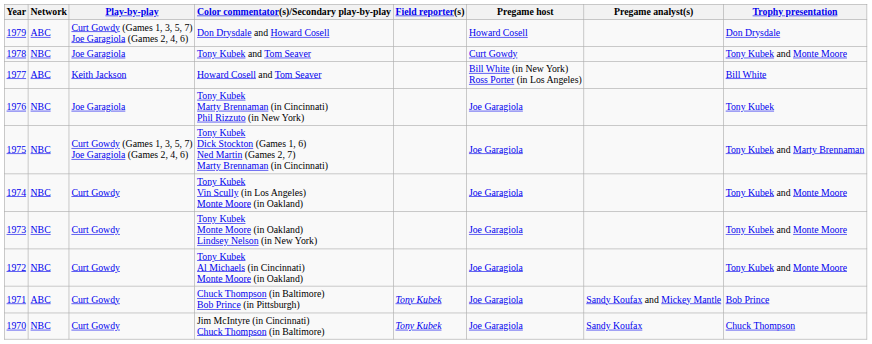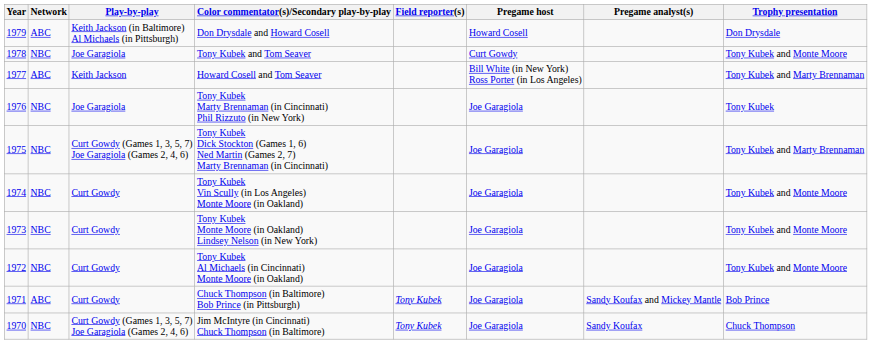(132, 33) Curt Gowdy (Games 1, 3, 5, 7) Joe Garagiola (Games 2, 4, 6) -> (128, 33) Keith Jackson (in Baltimore) Al Michaels (in Pittsburgh)
(746, 75) Bill White -> (795, 75) Tony Kubek and Marty Brennaman
(96, 326) Curt Gowdy -> (132, 326) Curt Gowdy (Games 1, 3, 5, 7) Joe Garagiola (Games 2, 4, 6)
